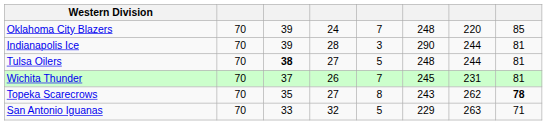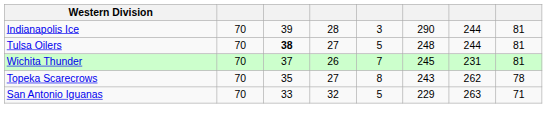- row: (60, 29)
(519, 95) bold -> (519, 78) normal
